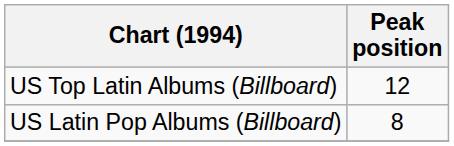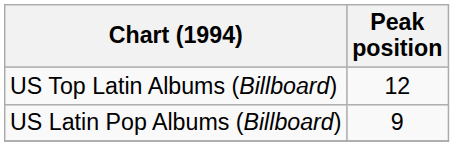(397, 122) 8 -> (397, 122) 9
